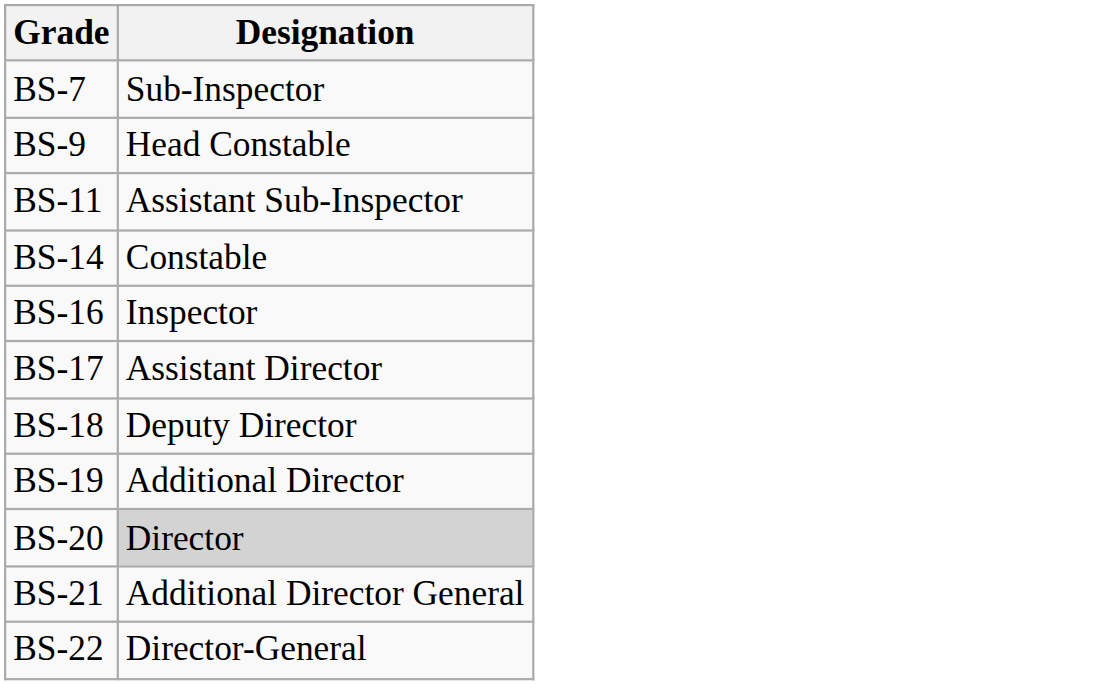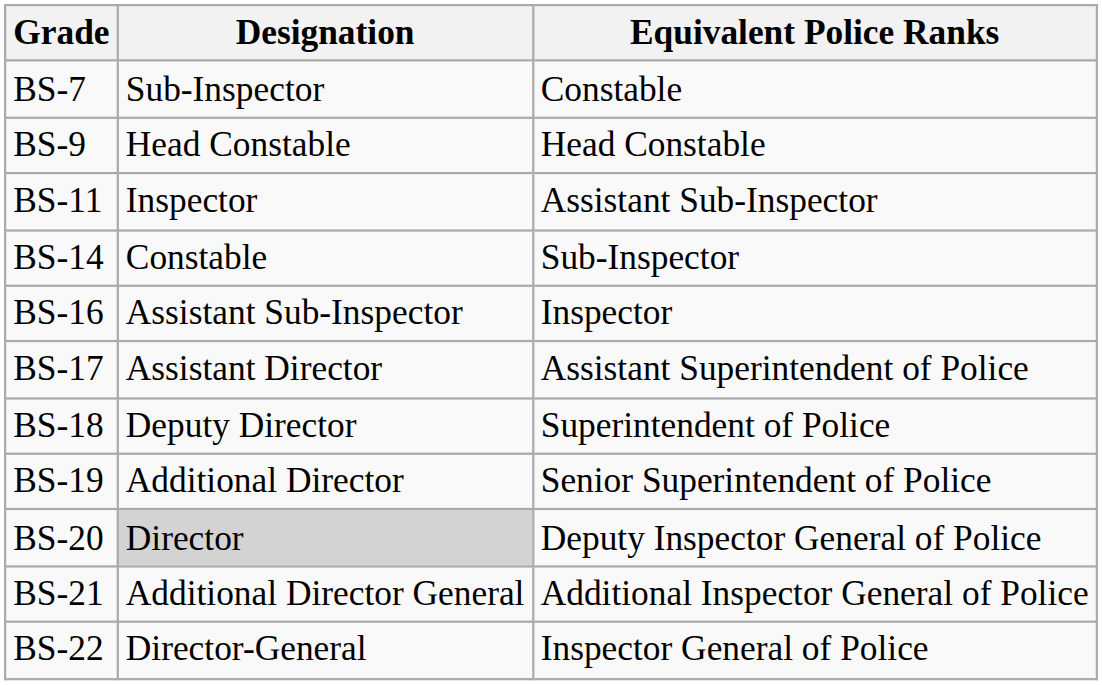+ column: (815, 32)
(294, 200) Assistant Sub-Inspector -> (192, 200) Inspector
(192, 312) Inspector -> (294, 312) Assistant Sub-Inspector
